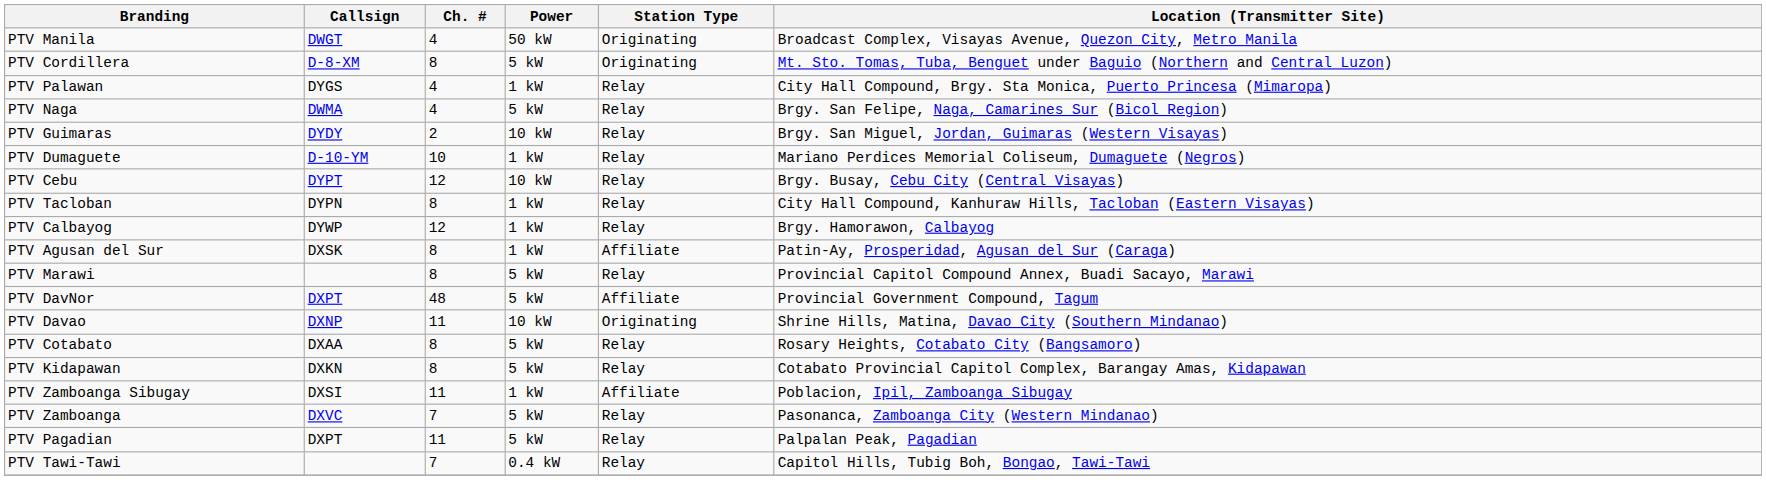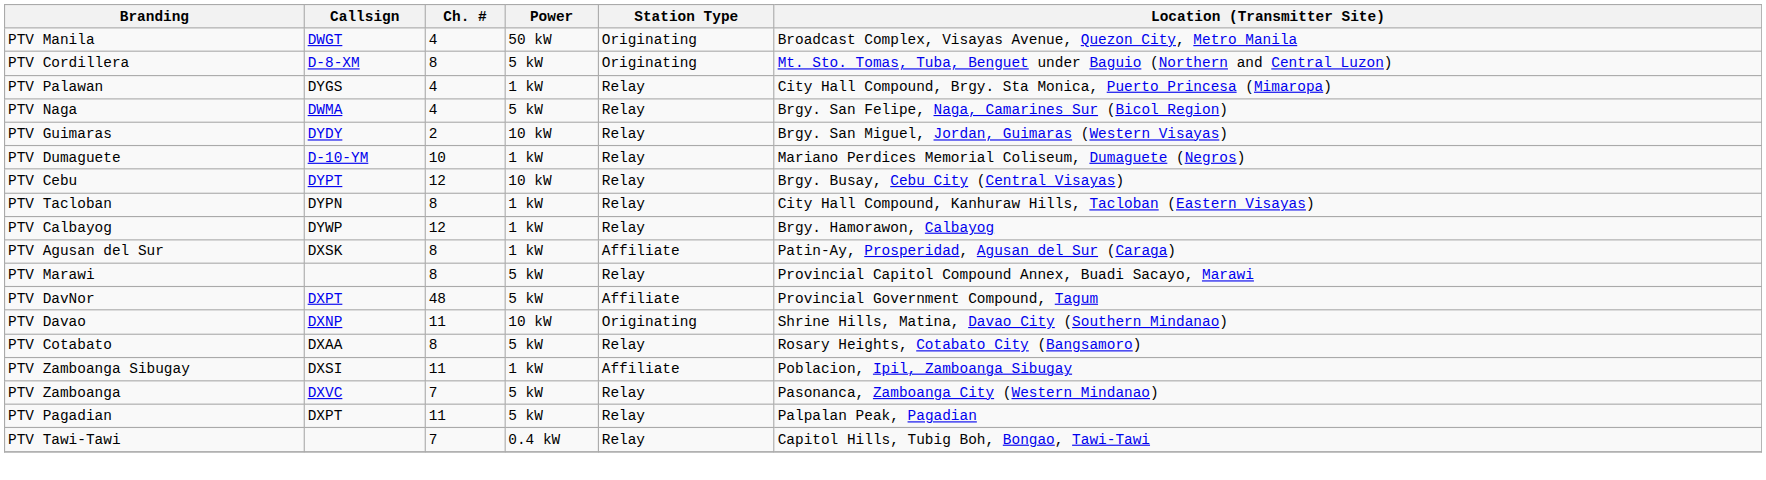- row: (64, 369)
